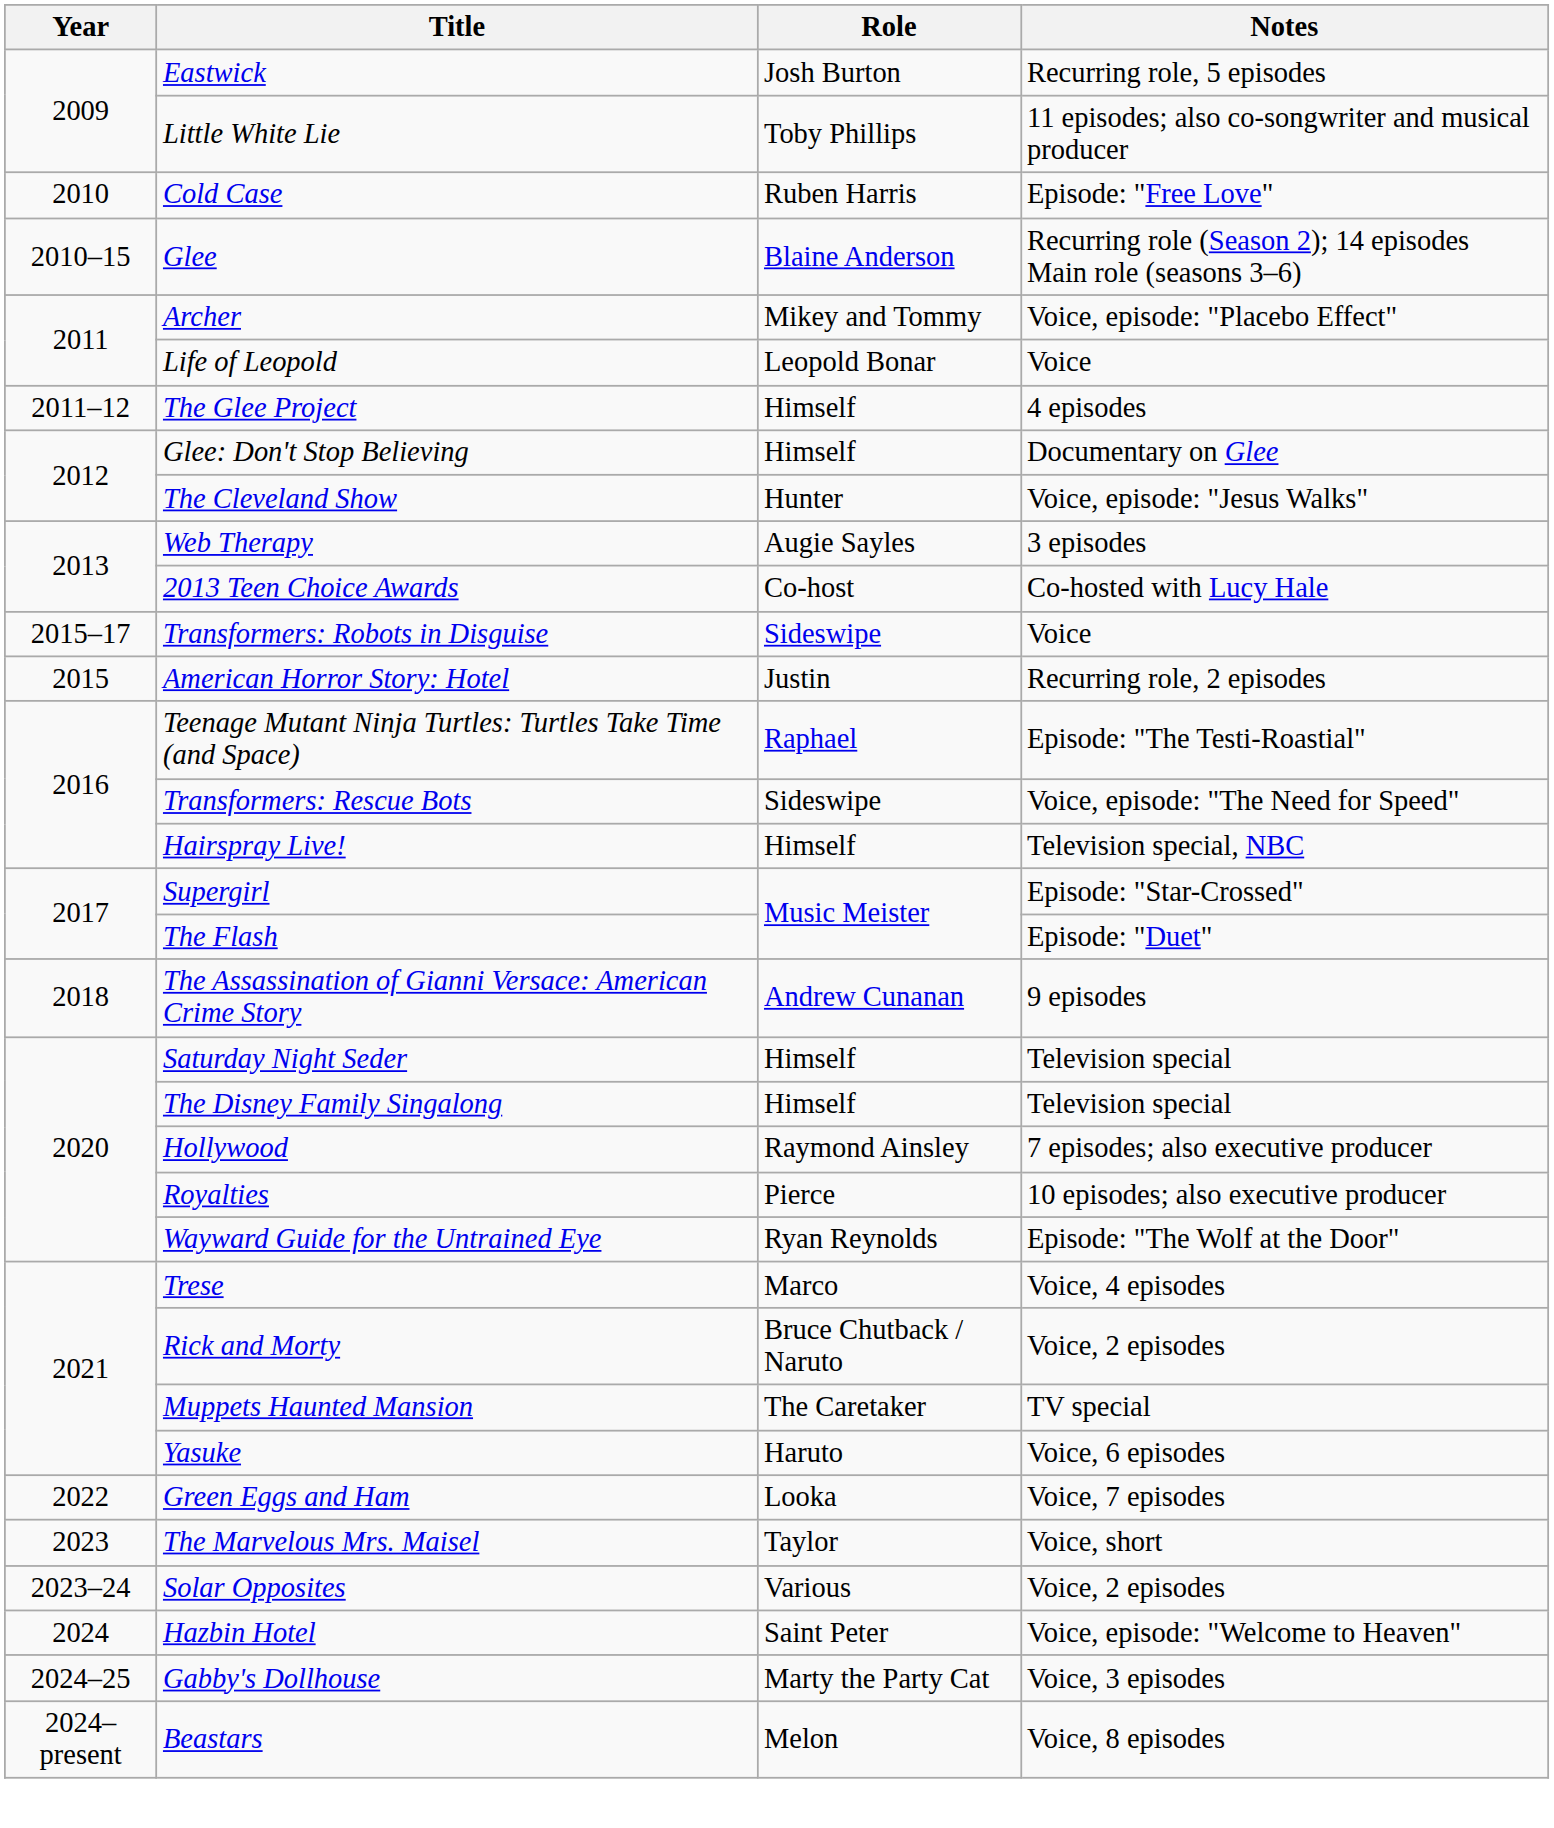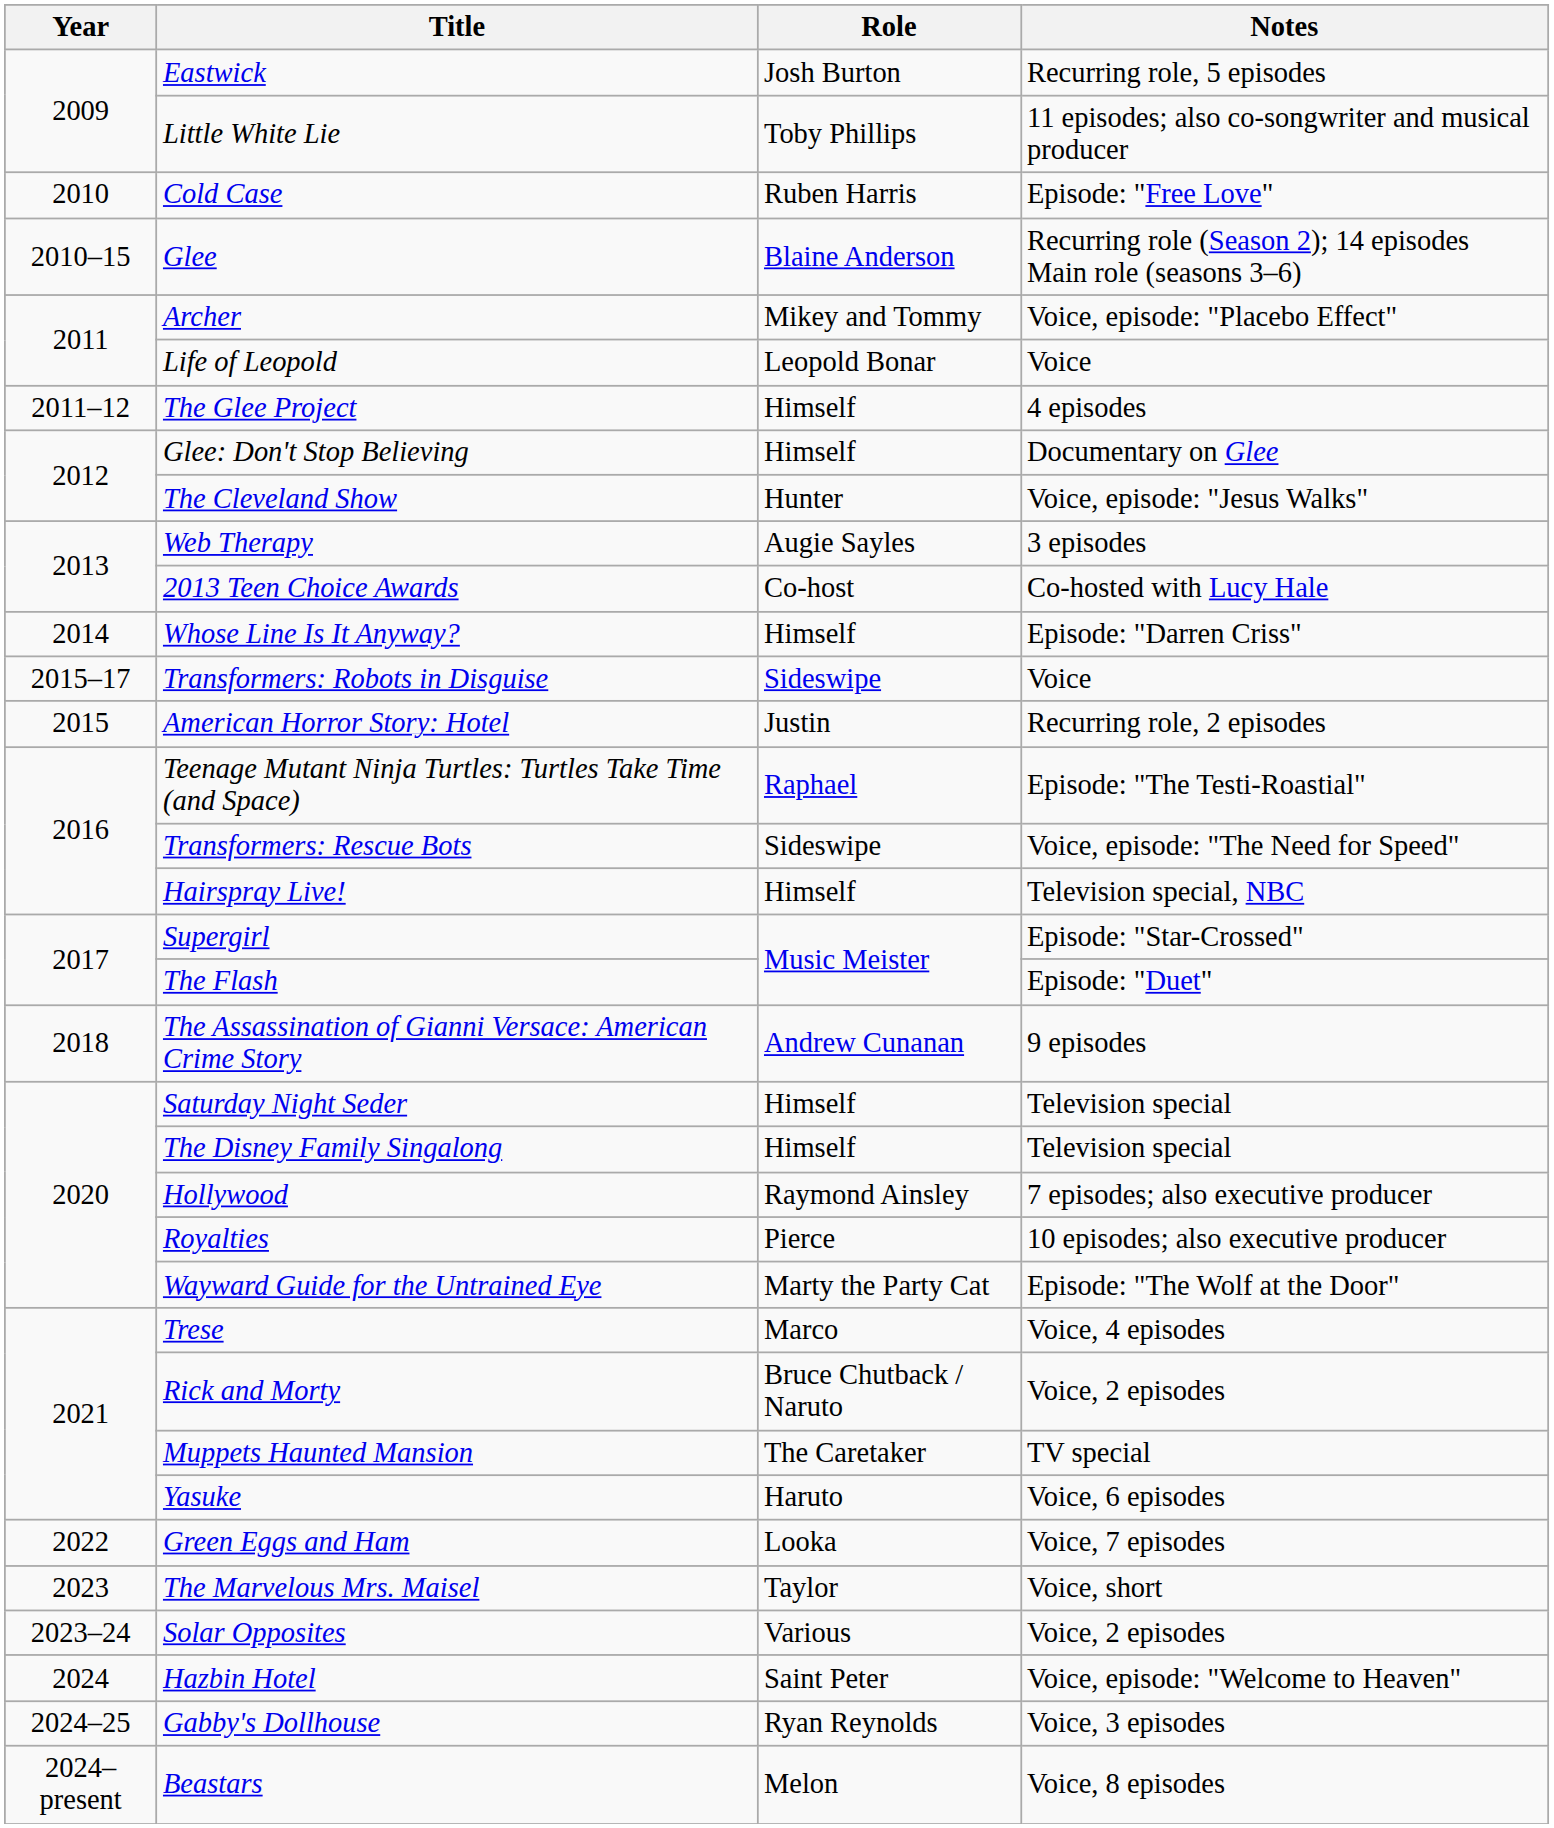+ row: (311, 633)
(851, 1239) Ryan Reynolds -> (877, 1284) Marty the Party Cat
(877, 1677) Marty the Party Cat -> (851, 1722) Ryan Reynolds
